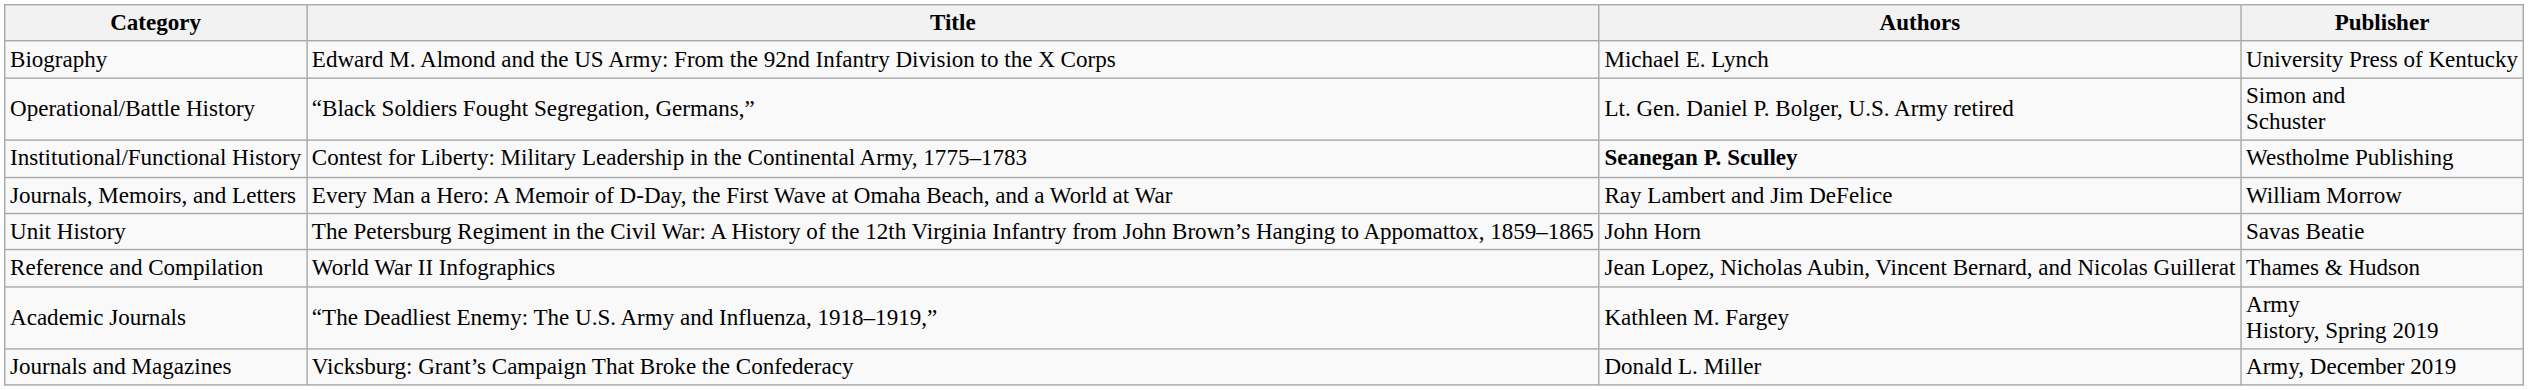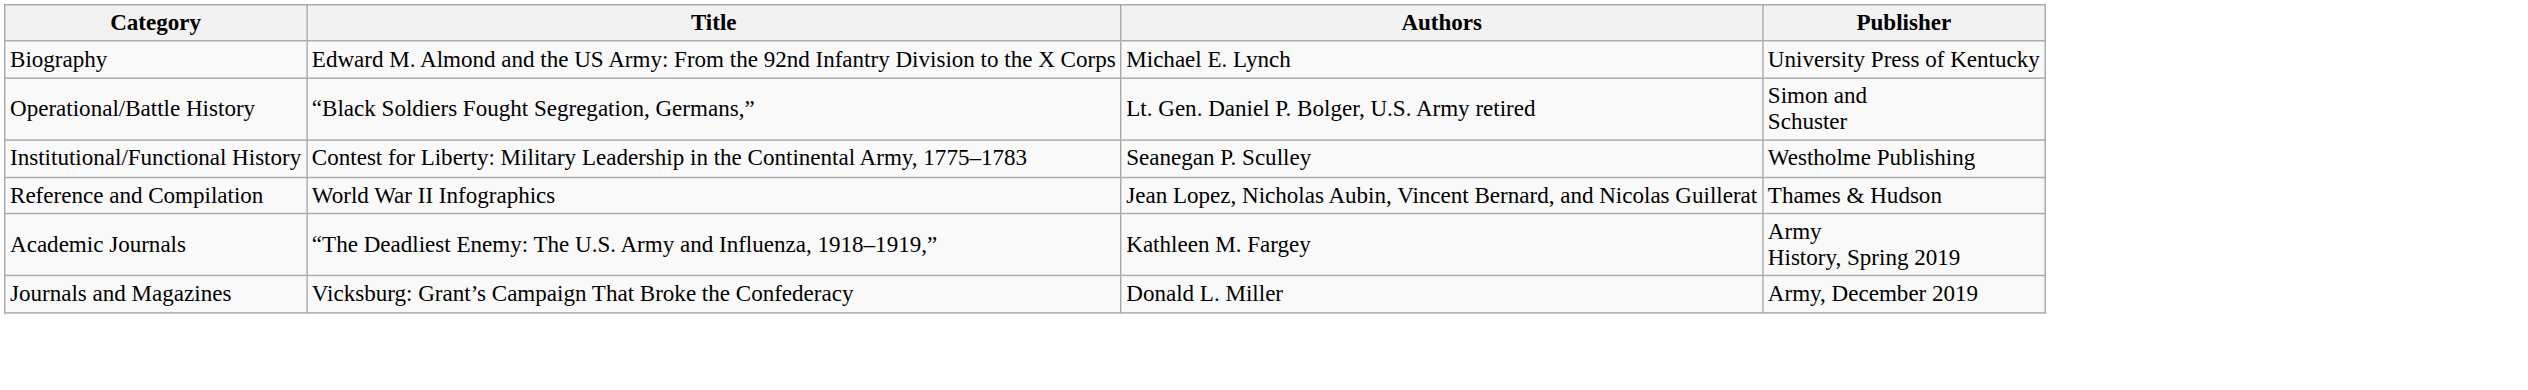(1701, 158) bold -> (1219, 158) normal
- row: (153, 194)
- row: (68, 231)
